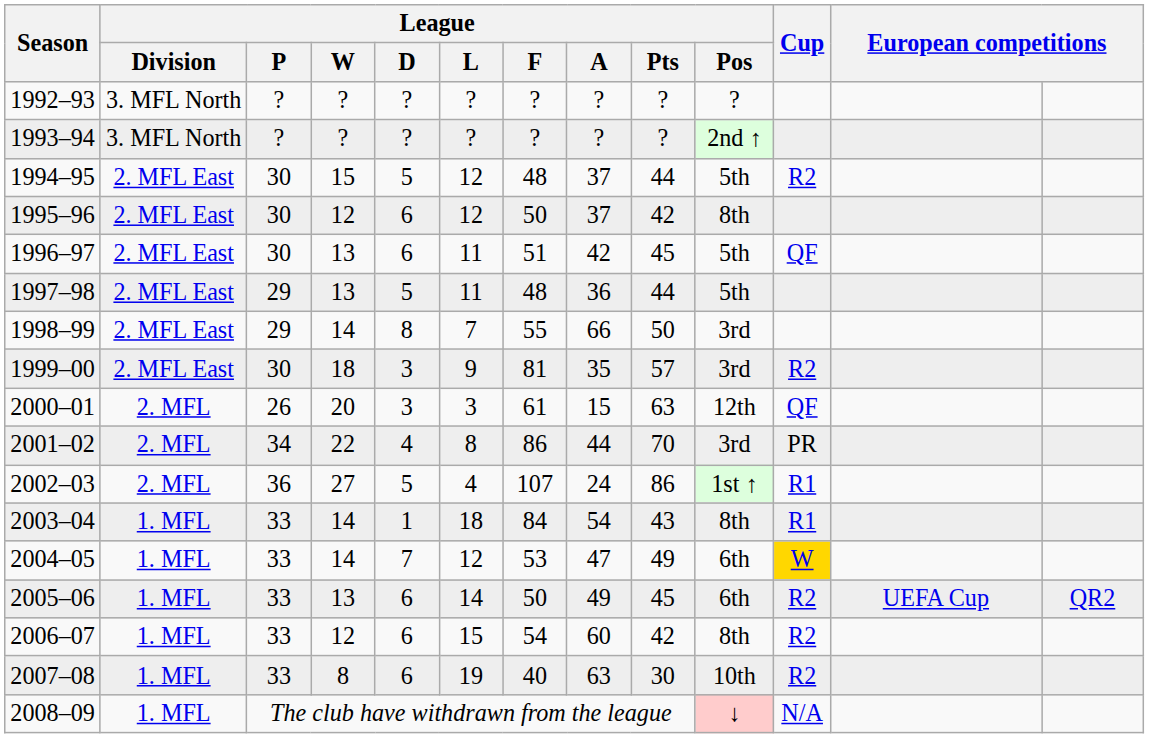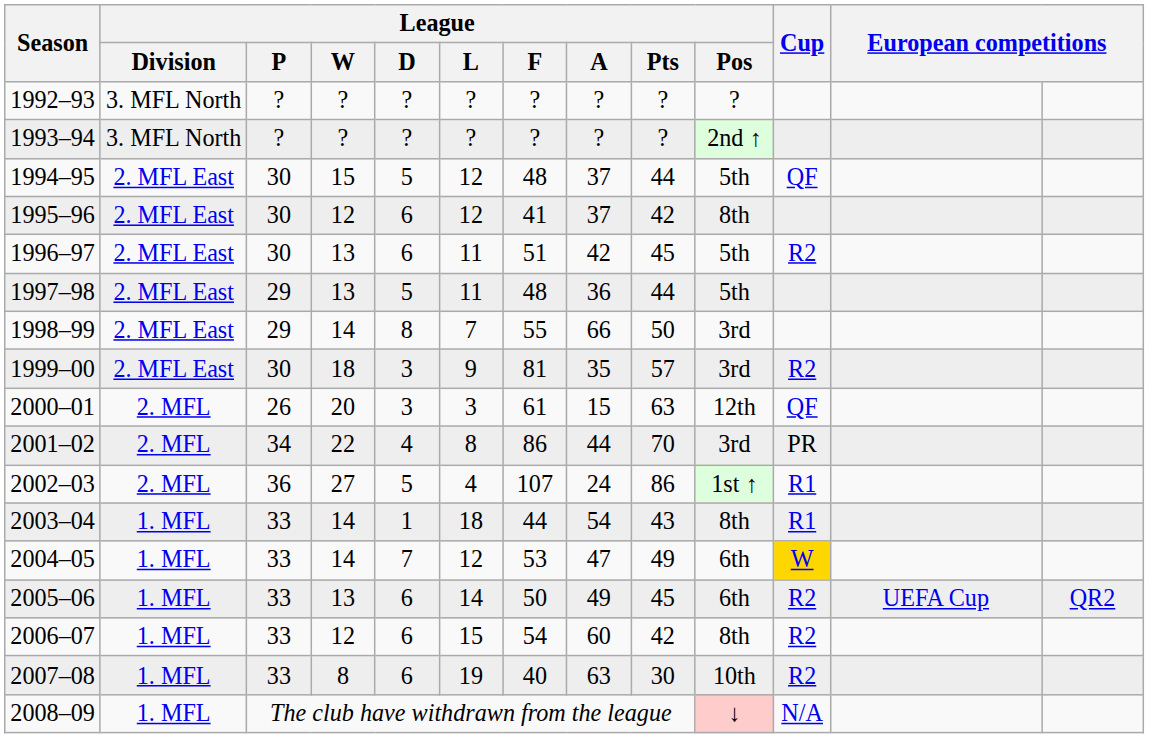(802, 176) R2 -> (802, 176) QF
(535, 215) 50 -> (535, 215) 41
(802, 253) QF -> (802, 253) R2
(535, 521) 84 -> (535, 521) 44
